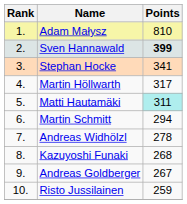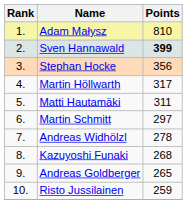(163, 66) 341 -> (163, 66) 356
(163, 102) paleturquoise background -> (163, 102) no background
(163, 119) 294 -> (163, 119) 297
(163, 173) 267 -> (163, 173) 265
